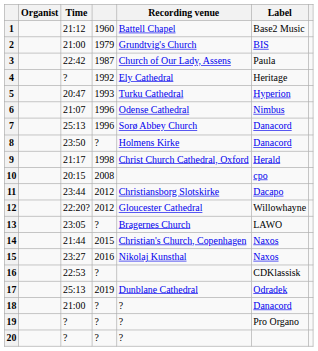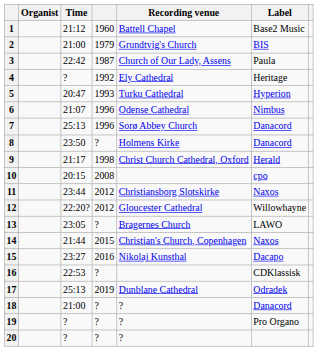(268, 192) Dacapo -> (266, 192) Naxos
(266, 257) Naxos -> (268, 257) Dacapo
